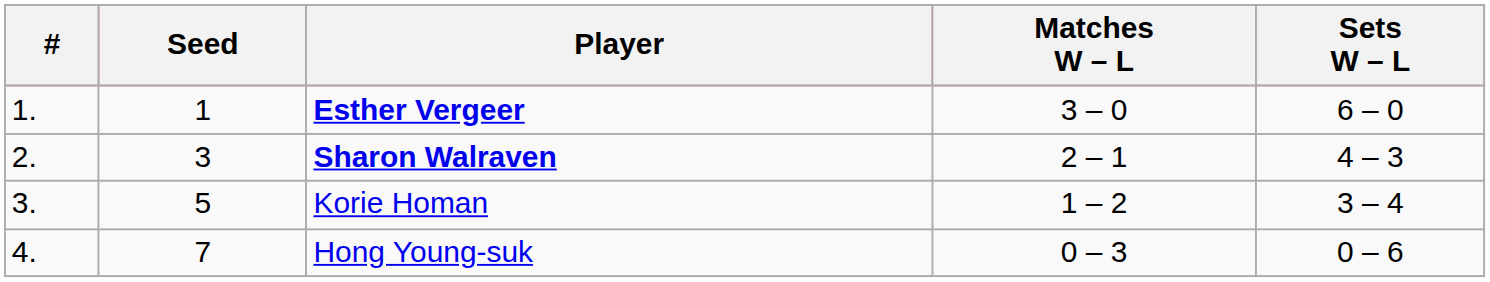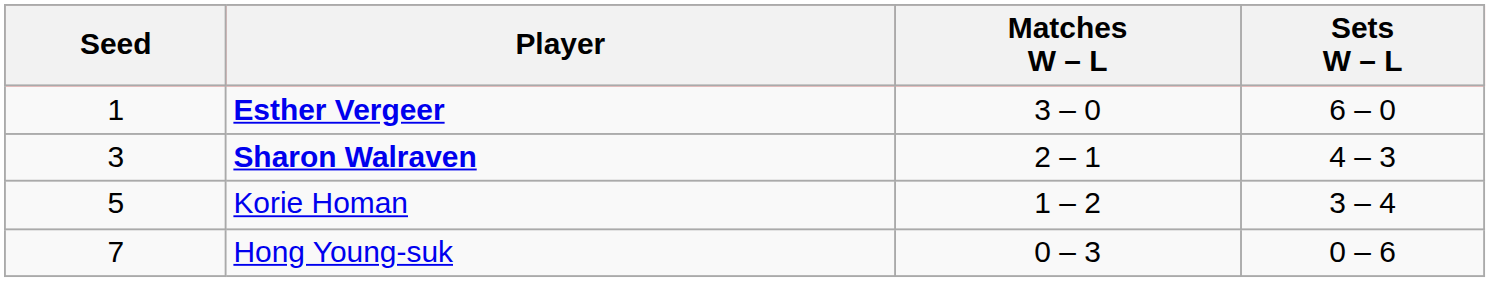- column: (52, 45)
